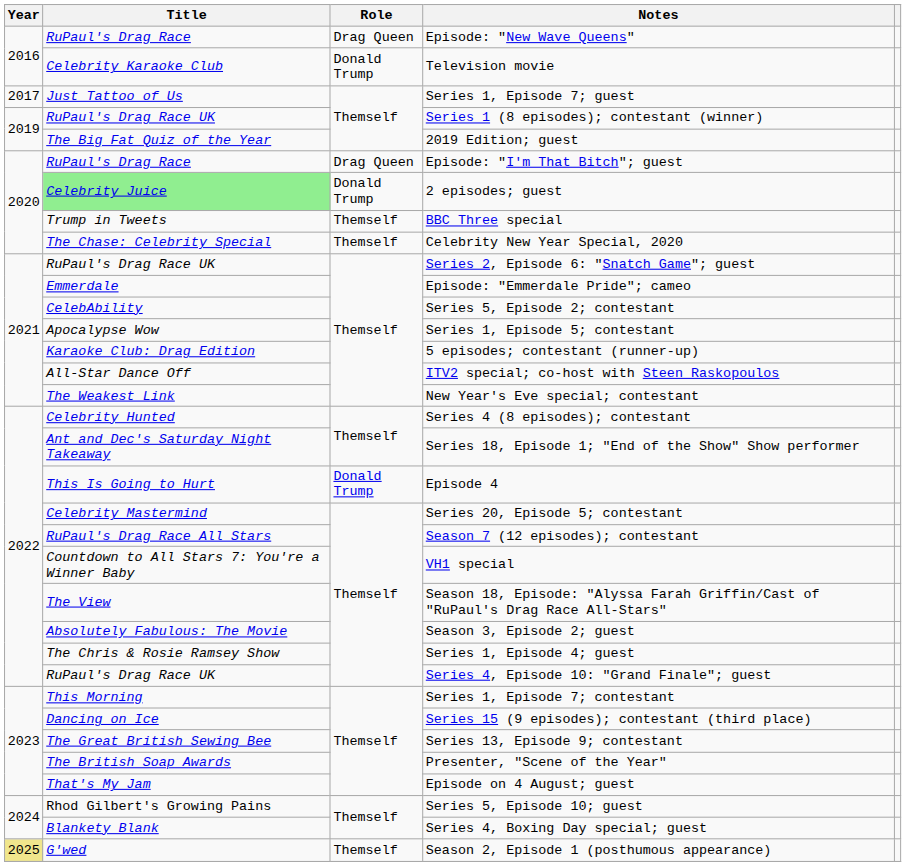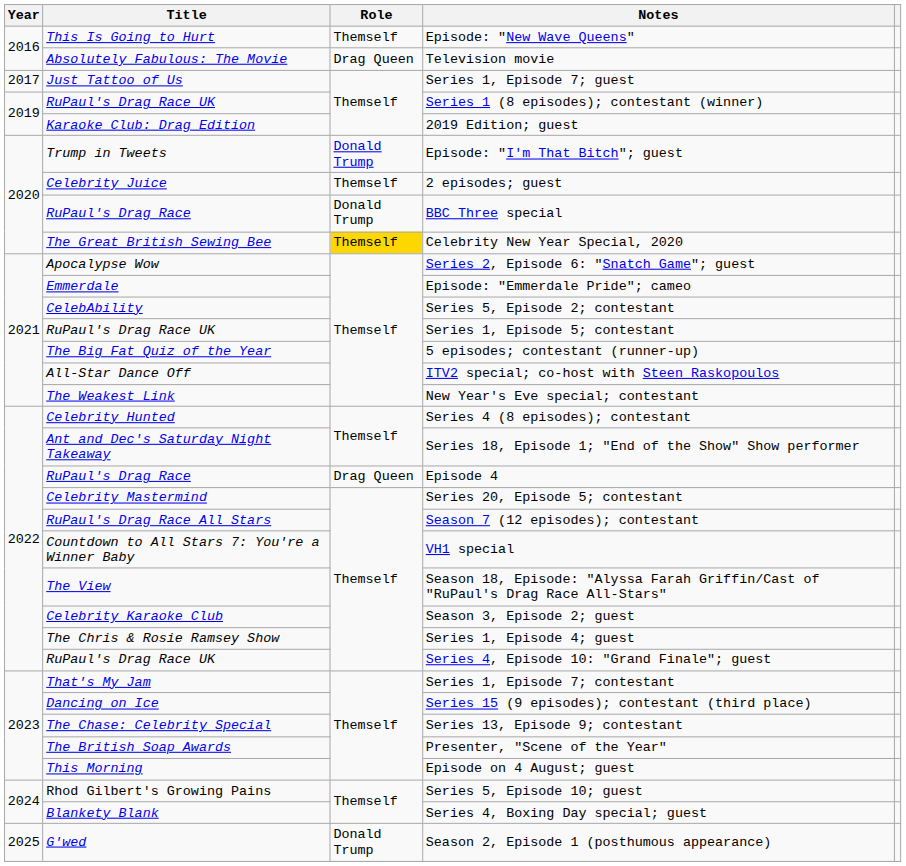(119, 37) RuPaul's Drag Race -> (131, 37) This Is Going to Hurt
(374, 37) Drag Queen -> (366, 37) Themself
(135, 67) Celebrity Karaoke Club -> (167, 59) Absolutely Fabulous: The Movie
(358, 67) Donald Trump -> (374, 59) Drag Queen
(159, 140) The Big Fat Quiz of the Year -> (151, 125) Karaoke Club: Drag Edition
(119, 162) RuPaul's Drag Race -> (107, 154) Trump in Tweets
(374, 162) Drag Queen -> (358, 154) Donald Trump
(107, 191) lightgreen background -> (107, 184) no background
(358, 191) Donald Trump -> (366, 184) Themself
(107, 221) Trump in Tweets -> (119, 213) RuPaul's Drag Race
(366, 221) Themself -> (358, 213) Donald Trump
(159, 243) The Chase: Celebrity Special -> (159, 243) The Great British Sewing Bee
(366, 243) no background -> (366, 243) gold background
(131, 265) RuPaul's Drag Race UK -> (102, 265) Apocalypse Wow
(102, 330) Apocalypse Wow -> (131, 330) RuPaul's Drag Race UK
(151, 352) Karaoke Club: Drag Edition -> (159, 352) The Big Fat Quiz of the Year
(131, 484) This Is Going to Hurt -> (119, 476) RuPaul's Drag Race
(358, 484) Donald Trump -> (374, 476) Drag Queen
(167, 632) Absolutely Fabulous: The Movie -> (135, 616) Celebrity Karaoke Club
(94, 697) This Morning -> (98, 682) That's My Jam
(159, 741) The Great British Sewing Bee -> (159, 726) The Chase: Celebrity Special
(98, 785) That's My Jam -> (94, 769) This Morning
(24, 850) khaki background -> (24, 842) no background
(366, 850) Themself -> (358, 842) Donald Trump
